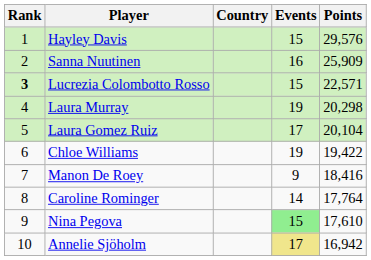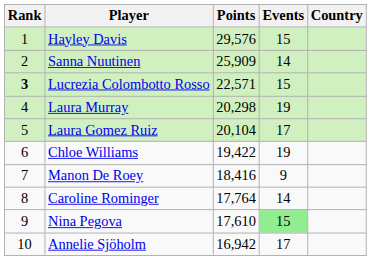columns swapped: (242, 15) <-> (343, 15)
(296, 61) 16 -> (283, 61) 14
(296, 244) khaki background -> (283, 244) no background
